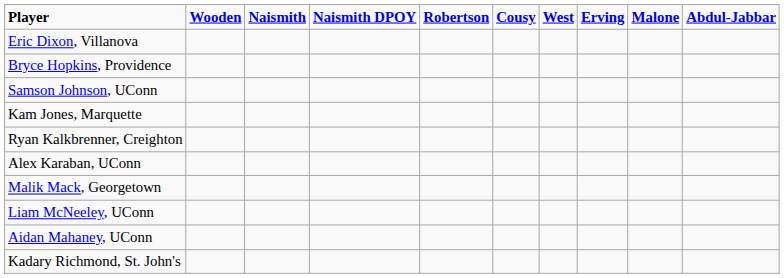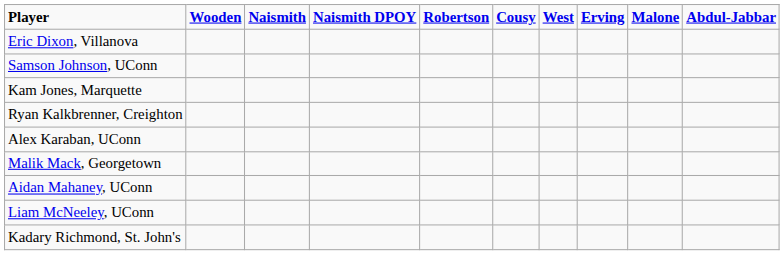- row: (90, 66)
rows swapped: (80, 237) <-> (81, 212)
